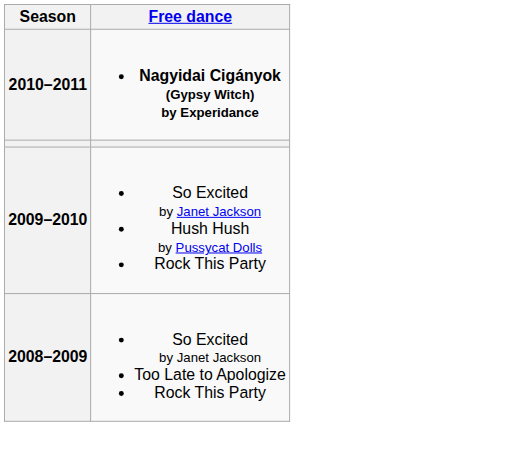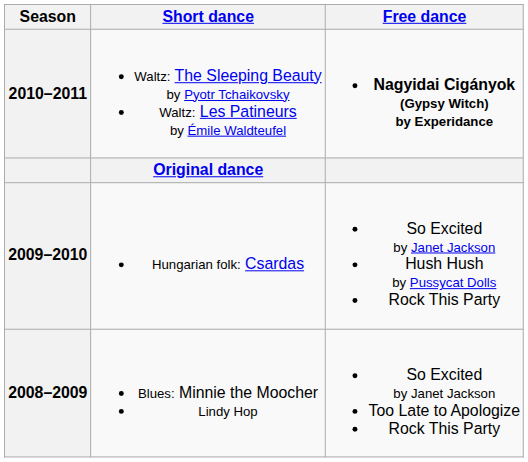+ column: (208, 17)
